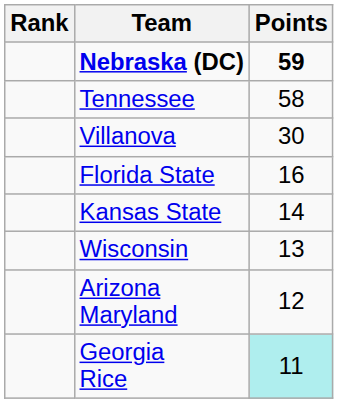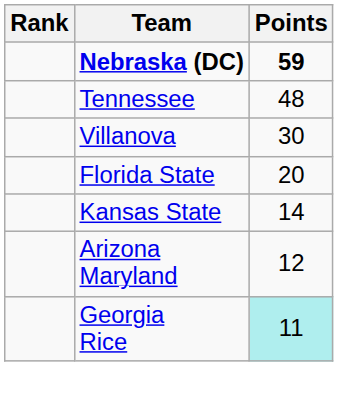(291, 99) 58 -> (291, 99) 48
(291, 174) 16 -> (291, 174) 20
- row: (134, 250)
